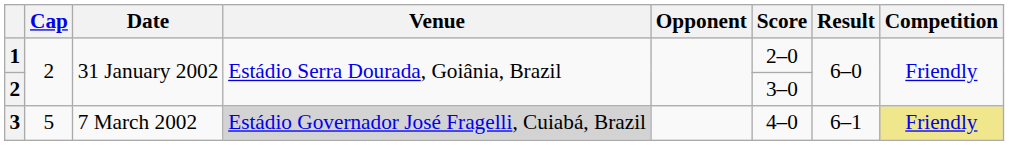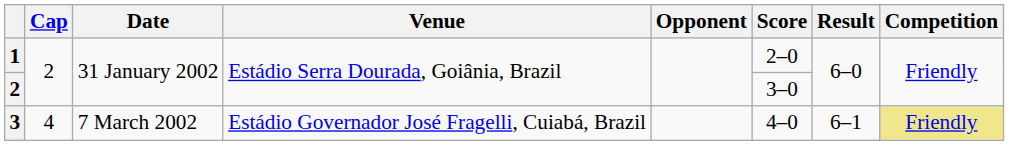(49, 122) 5 -> (49, 122) 4
(437, 122) lightgrey background -> (437, 122) no background
